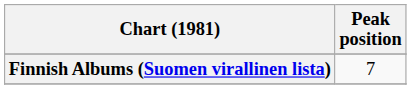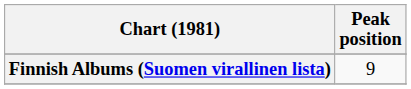(371, 68) 7 -> (371, 68) 9
